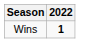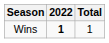+ column: (90, 12)
